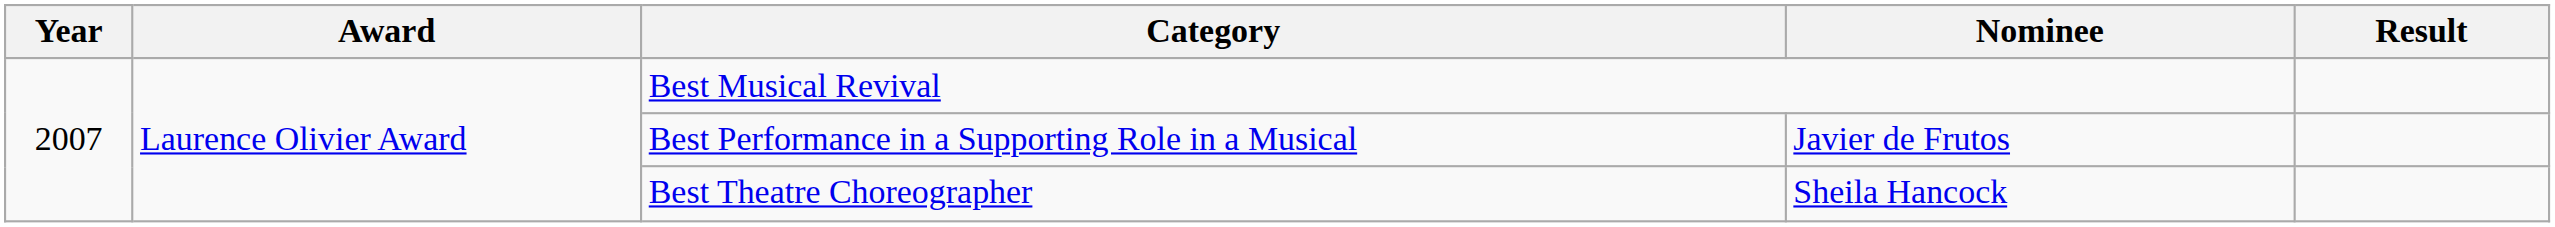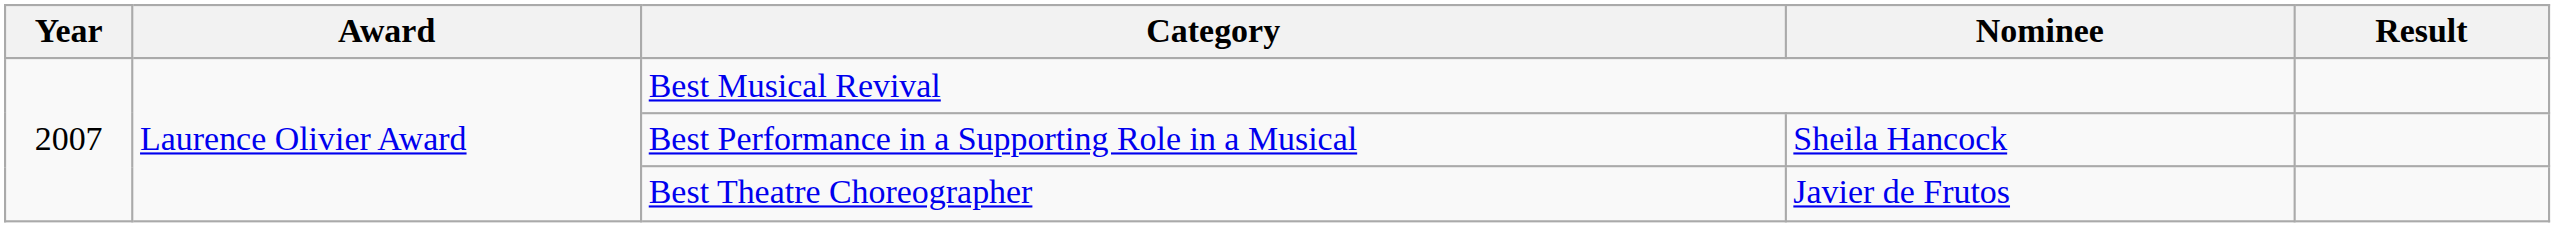(1902, 138) Javier de Frutos -> (1900, 138) Sheila Hancock
(1900, 192) Sheila Hancock -> (1902, 192) Javier de Frutos
